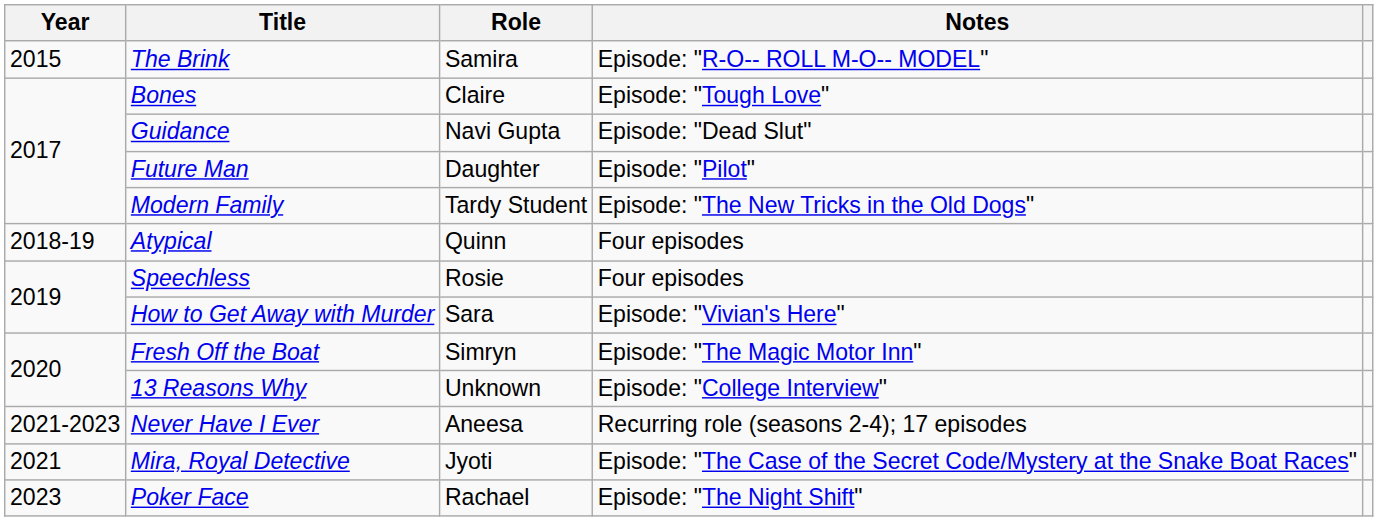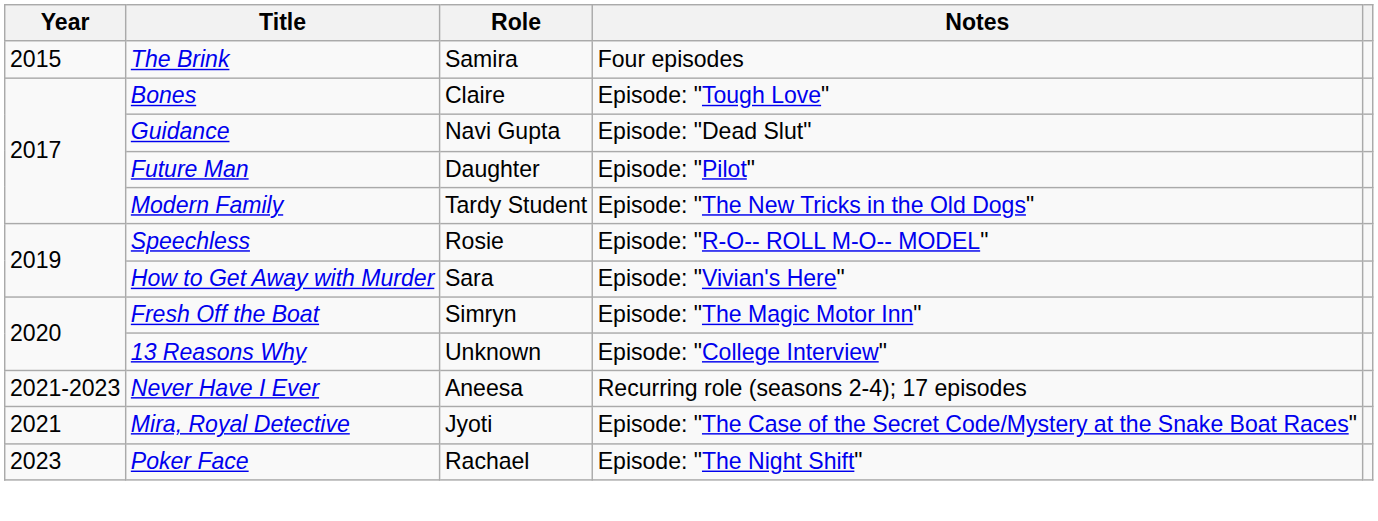(793, 59) Episode: "R-O-- ROLL M-O-- MODEL" -> (671, 59) Four episodes
- row: (171, 242)
(671, 278) Four episodes -> (793, 242) Episode: "R-O-- ROLL M-O-- MODEL"
